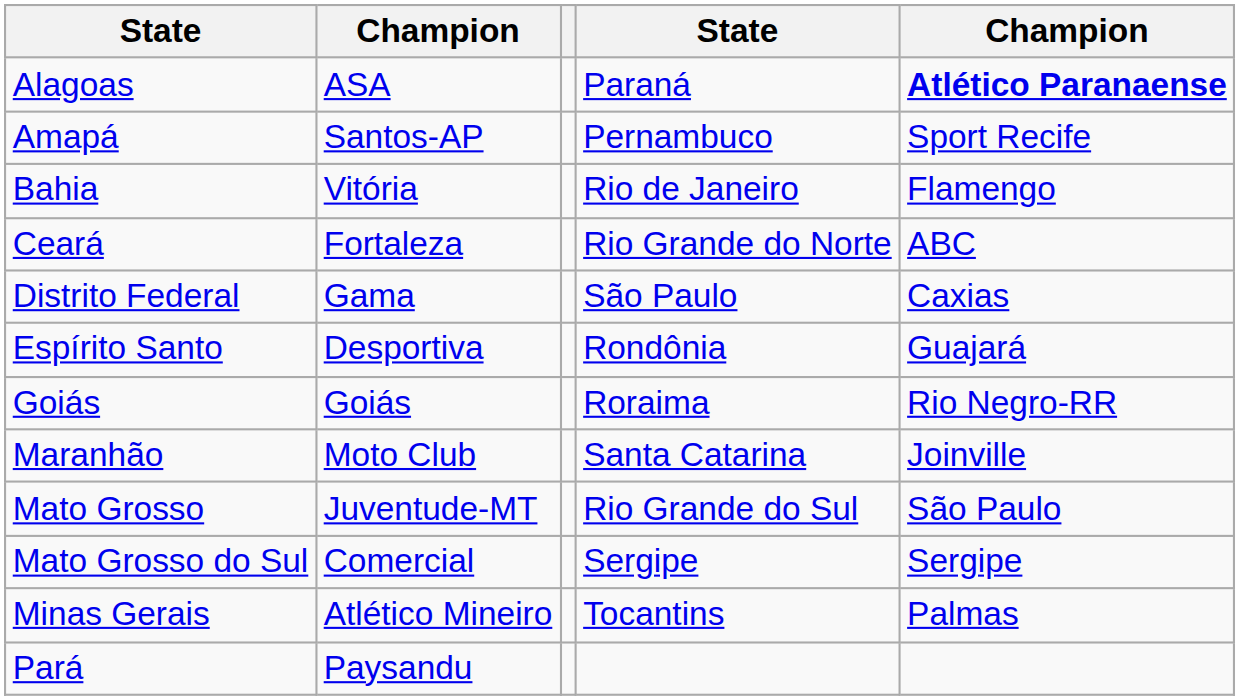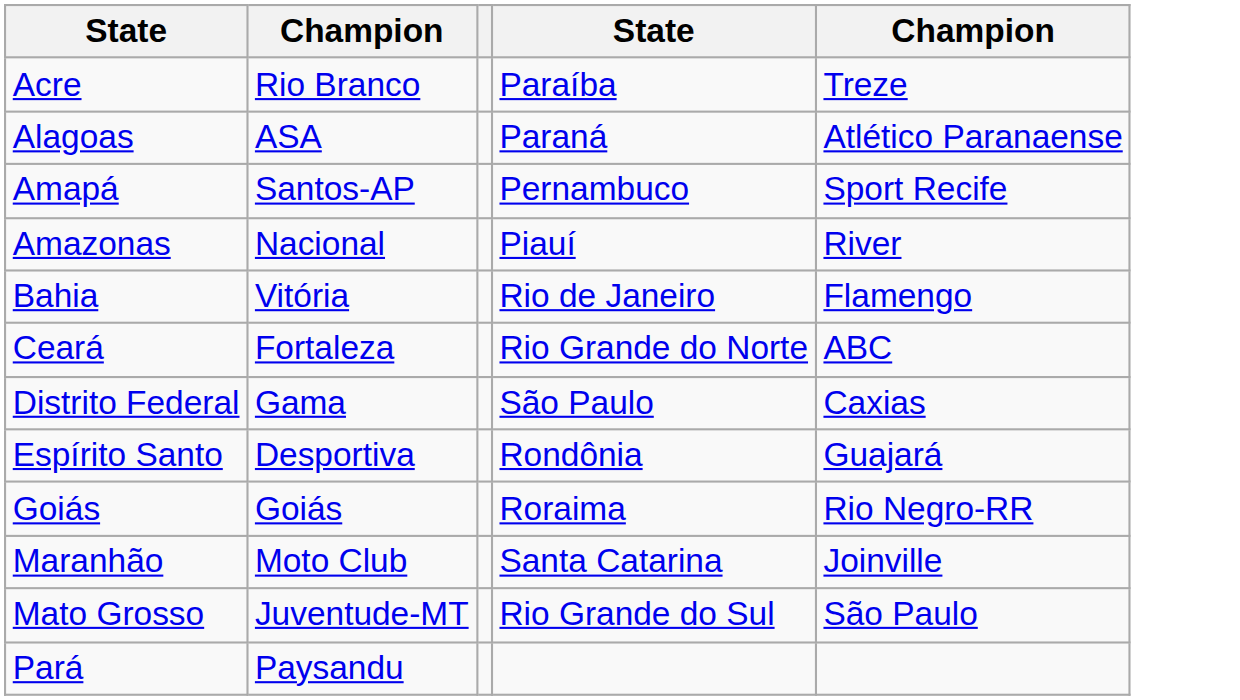+ row: (47, 84)
(1067, 84) bold -> (973, 137) normal
+ row: (92, 243)
- row: (161, 561)
- row: (111, 614)
